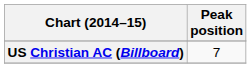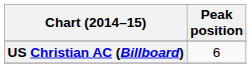(217, 52) 7 -> (217, 52) 6
